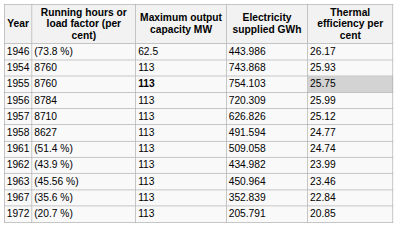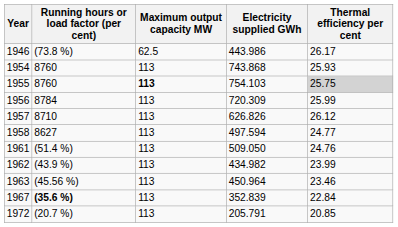(323, 116) 25.12 -> (323, 116) 26.12
(247, 133) 491.594 -> (247, 133) 497.594
(247, 149) 509.058 -> (247, 149) 509.050
(323, 149) 24.74 -> (323, 149) 24.76
(54, 198) normal -> (54, 198) bold
